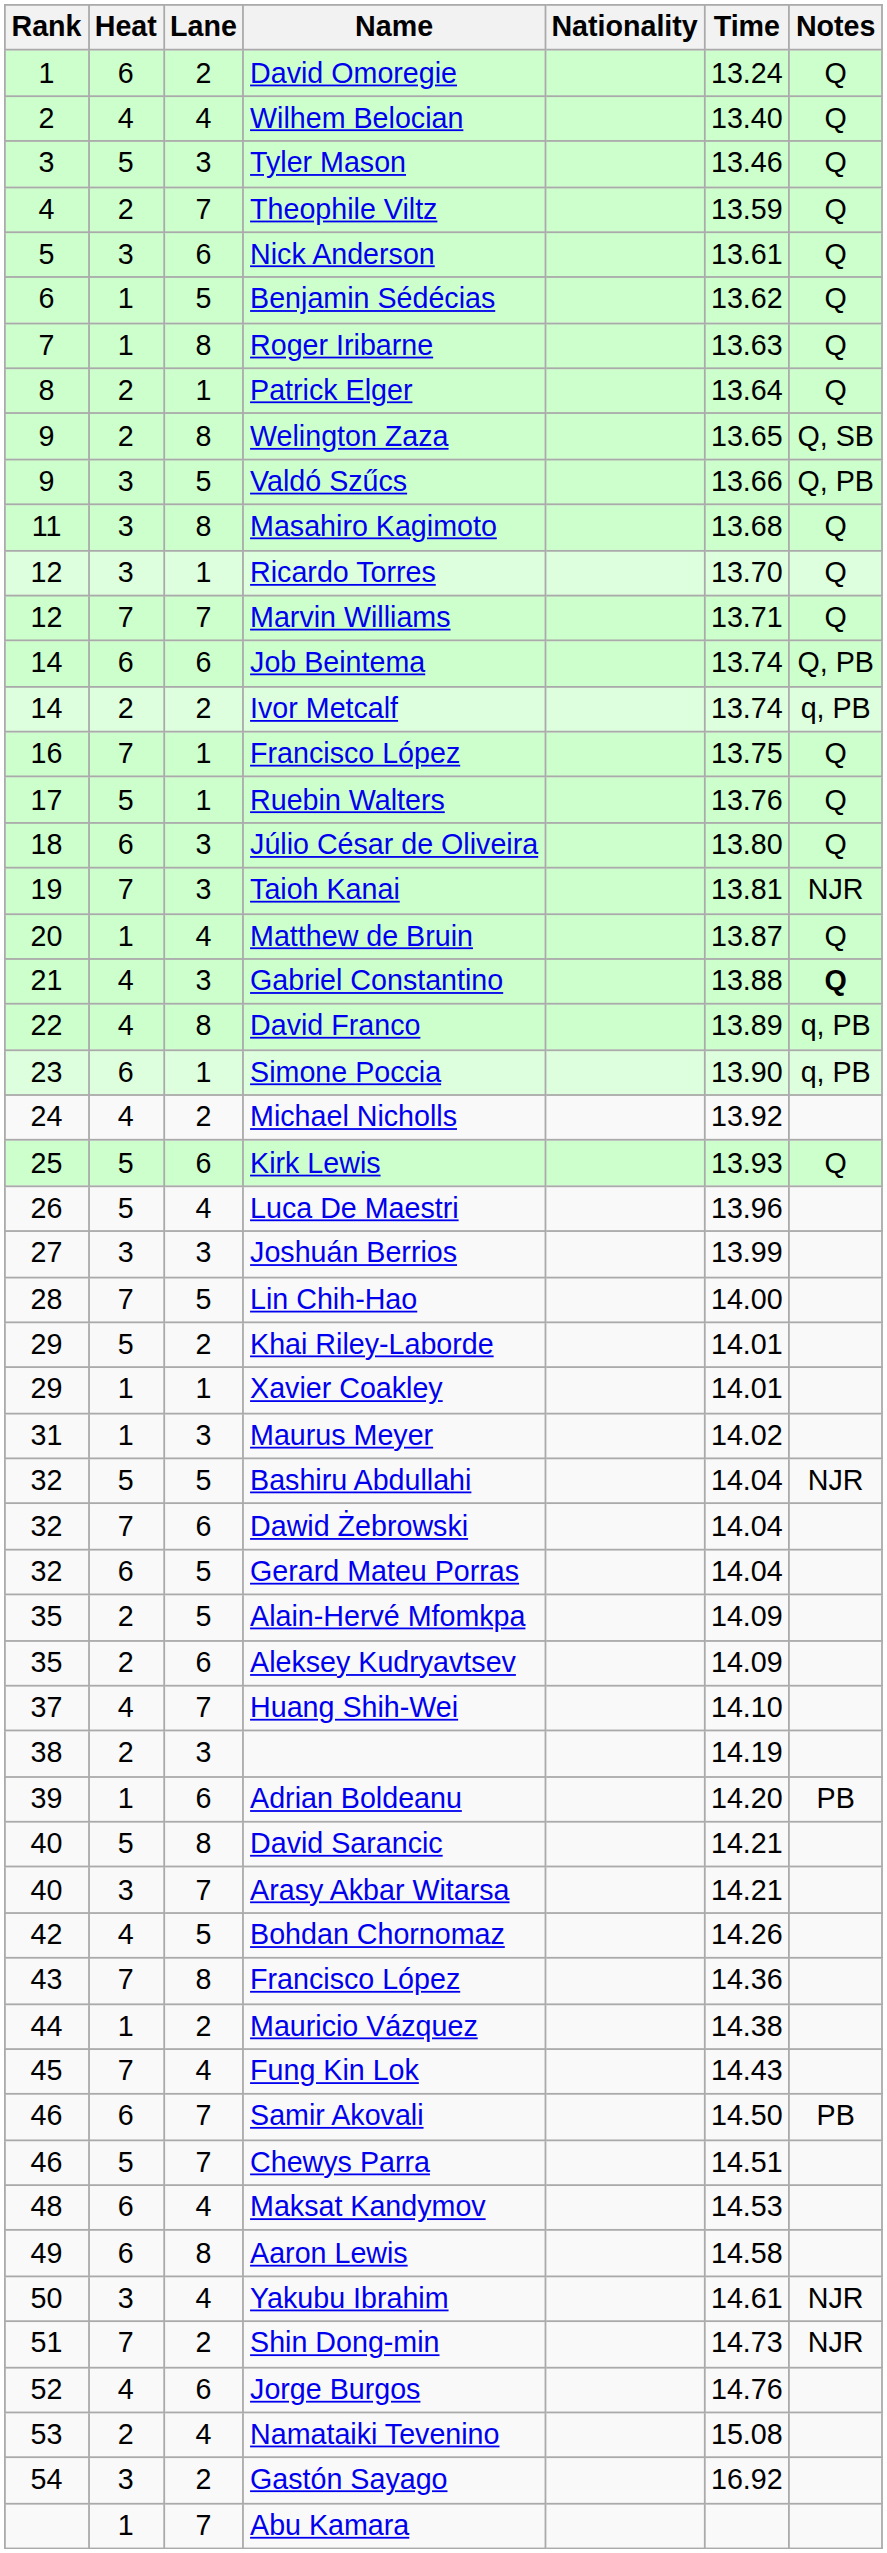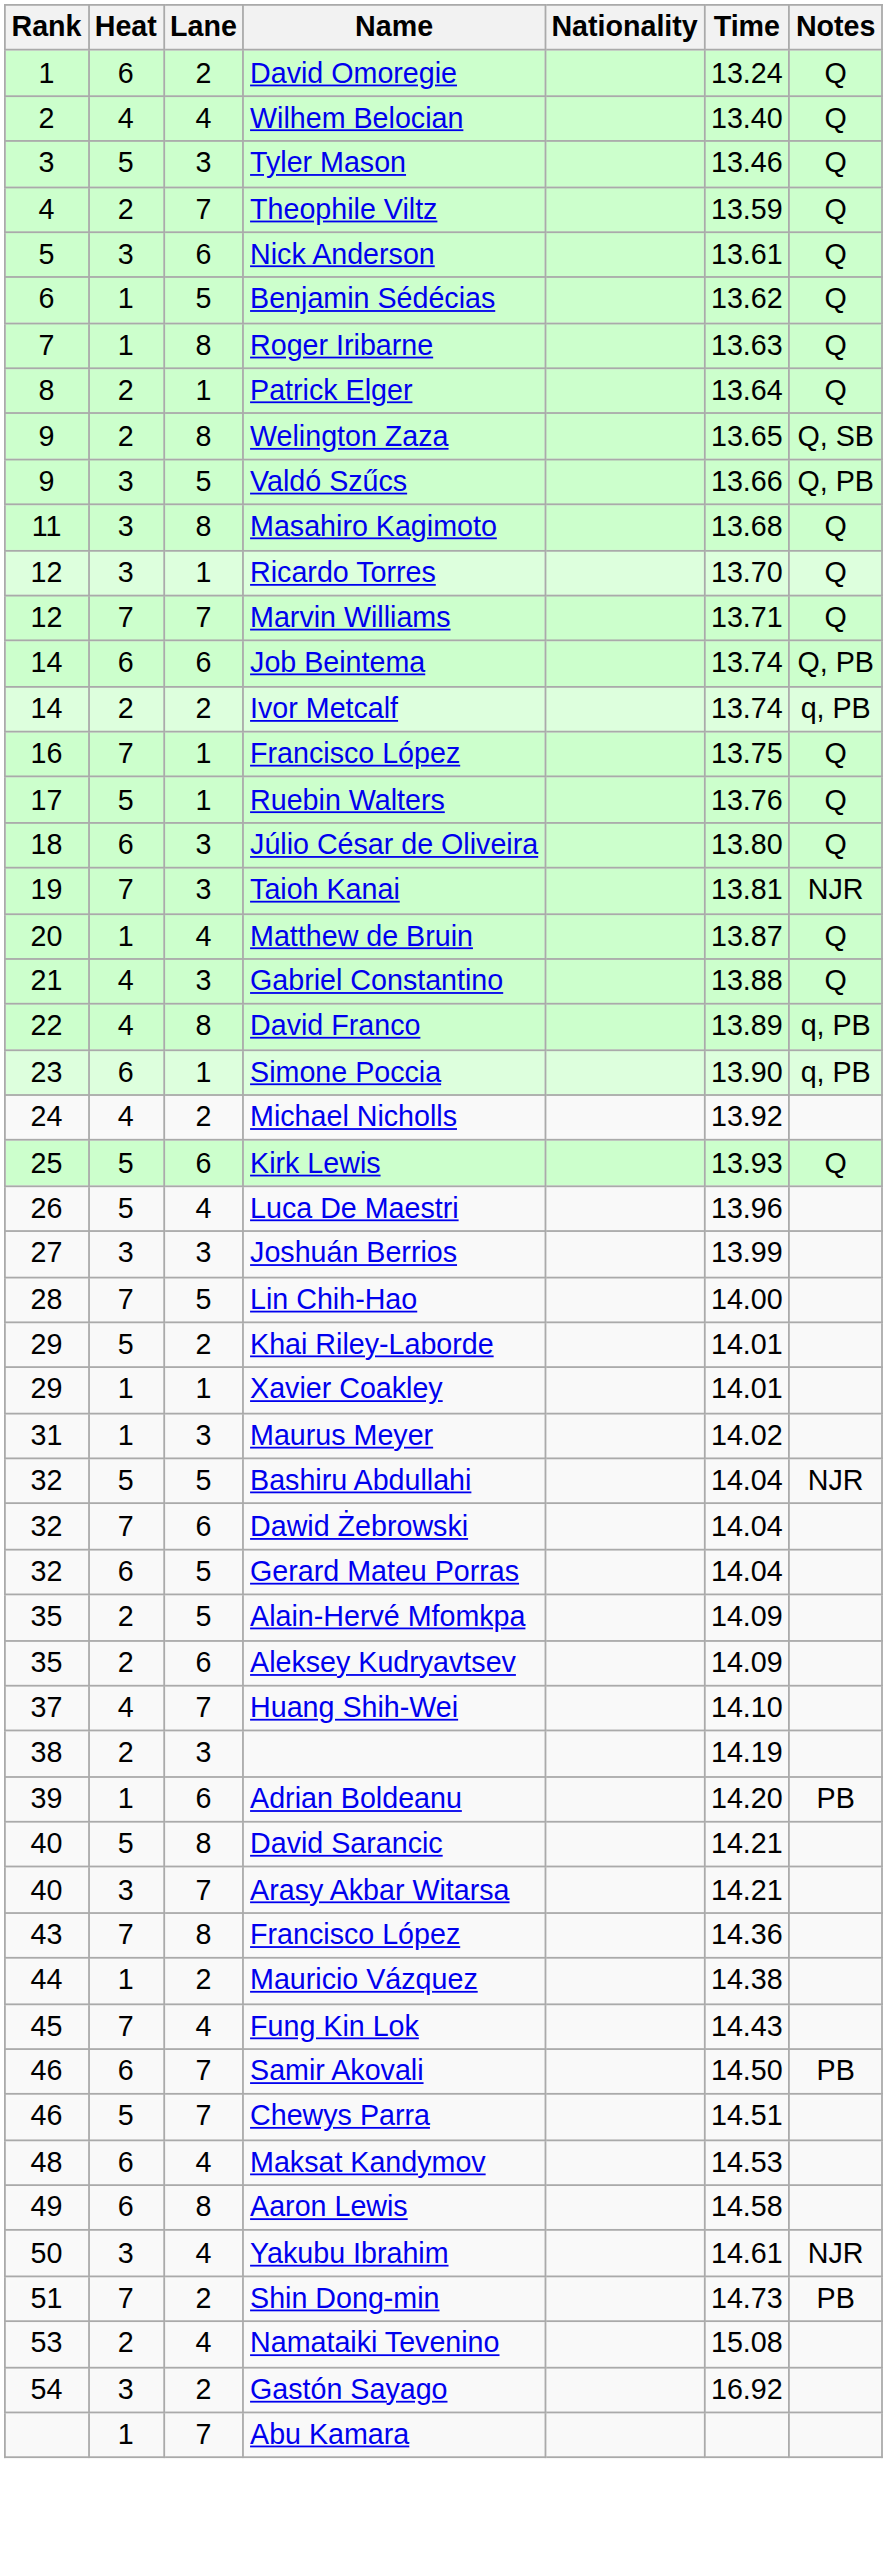(836, 981) bold -> (836, 981) normal
- row: (46, 1934)
(836, 2343) NJR -> (836, 2298) PB
- row: (46, 2389)
